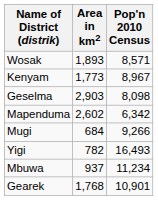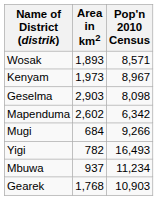(90, 78) 1,773 -> (90, 78) 1,973
(133, 186) 10,901 -> (133, 186) 10,903
